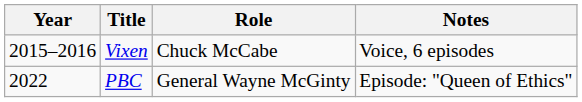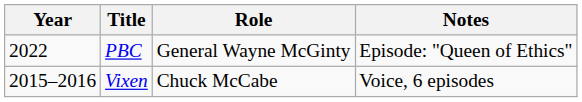rows swapped: (126, 50) <-> (123, 81)
